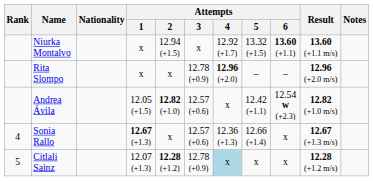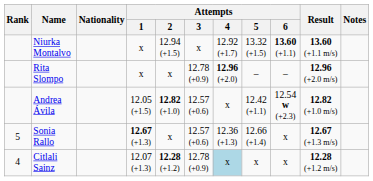(18, 136) 4 -> (18, 136) 5
(18, 162) 5 -> (18, 162) 4
